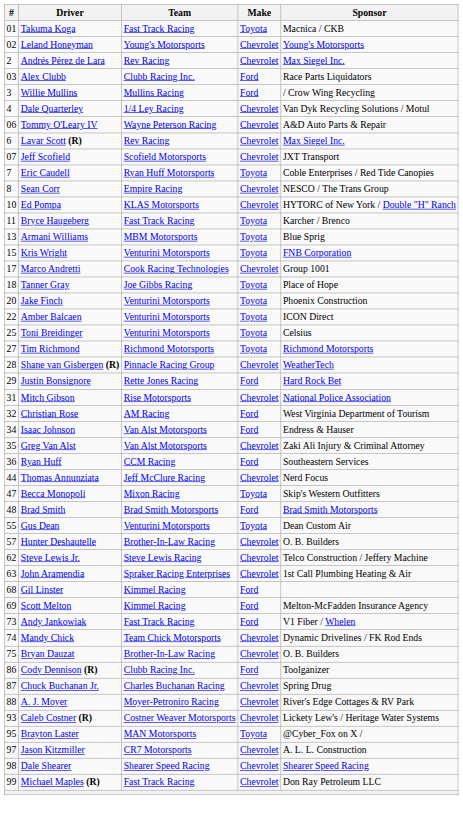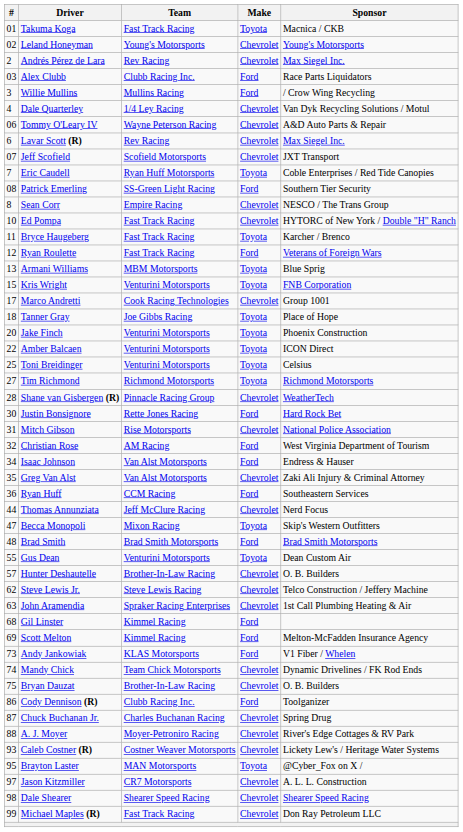+ row: (54, 189)
(161, 205) KLAS Motorsports -> (159, 221) Fast Track Racing
+ row: (49, 253)
(11, 381) 29 -> (11, 413) 30
(159, 622) Fast Track Racing -> (161, 654) KLAS Motorsports
